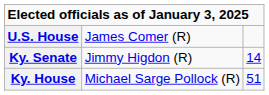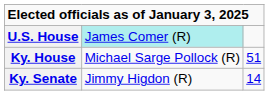(138, 36) no background -> (138, 36) paleturquoise background
rows swapped: (43, 57) <-> (43, 79)
